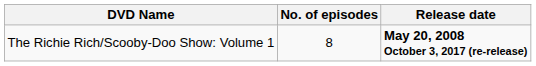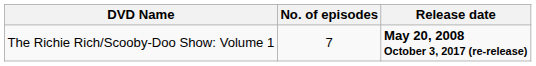(329, 43) 8 -> (329, 43) 7
